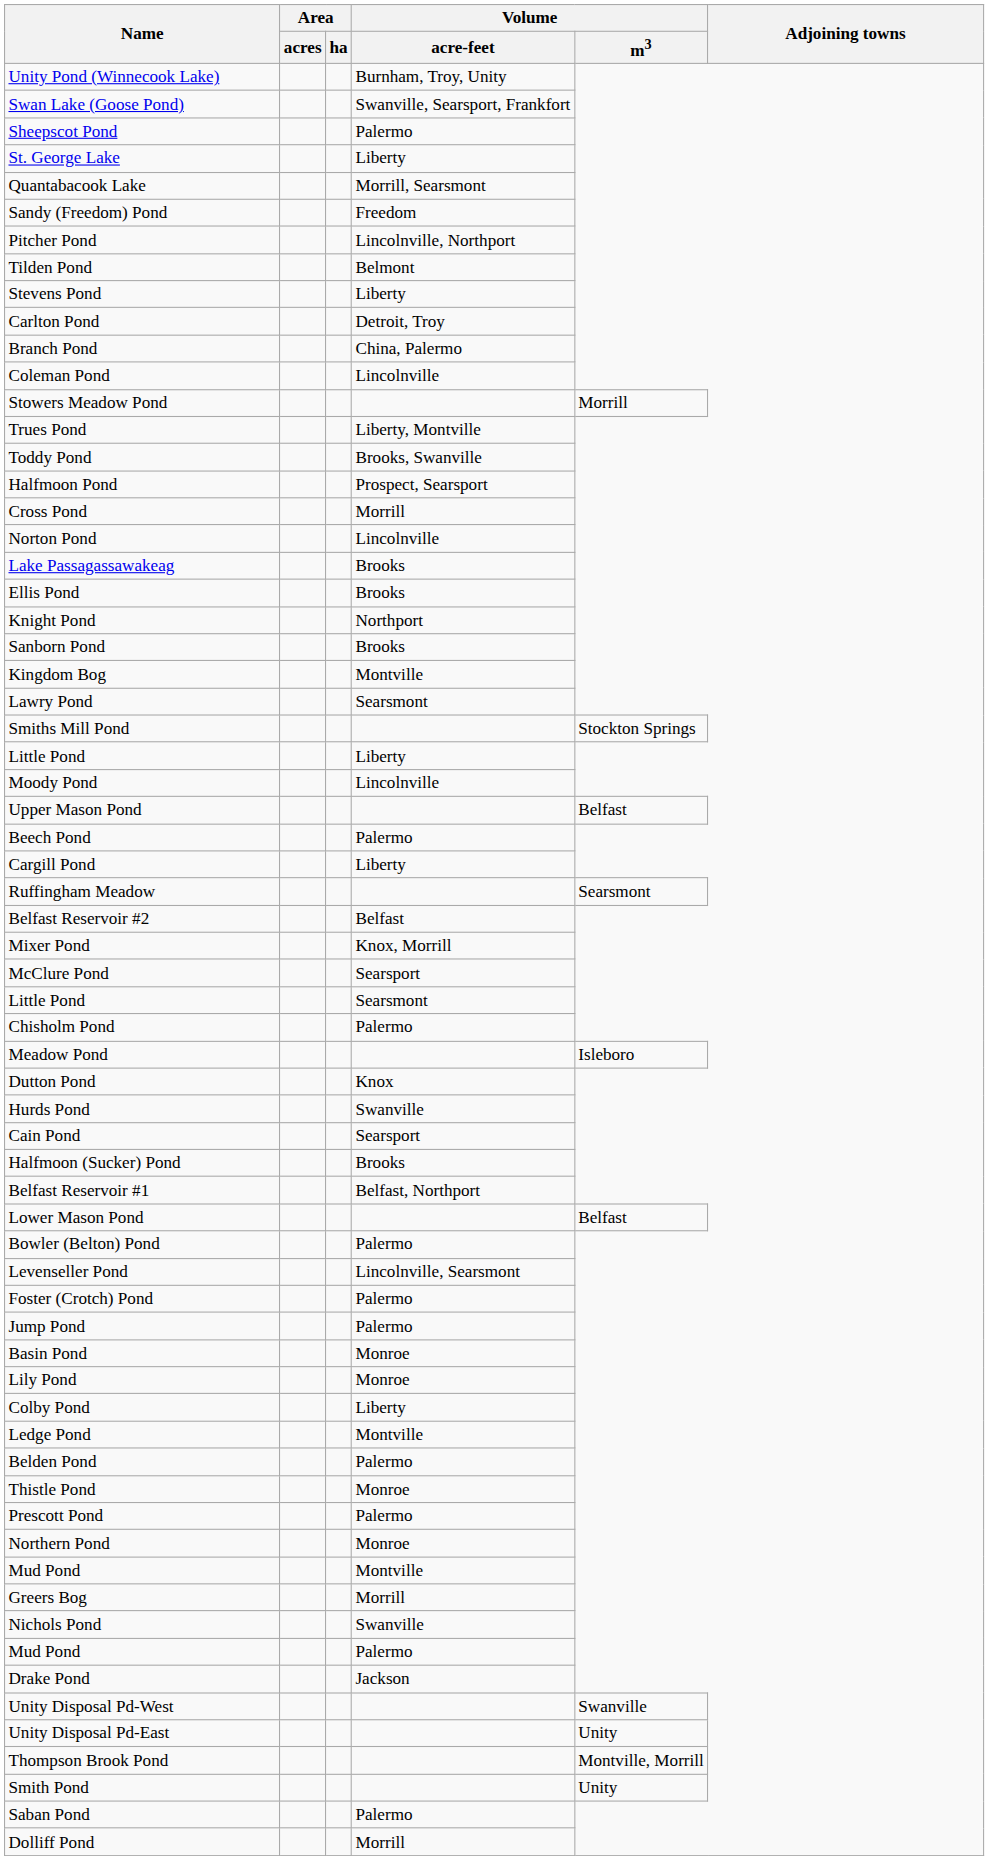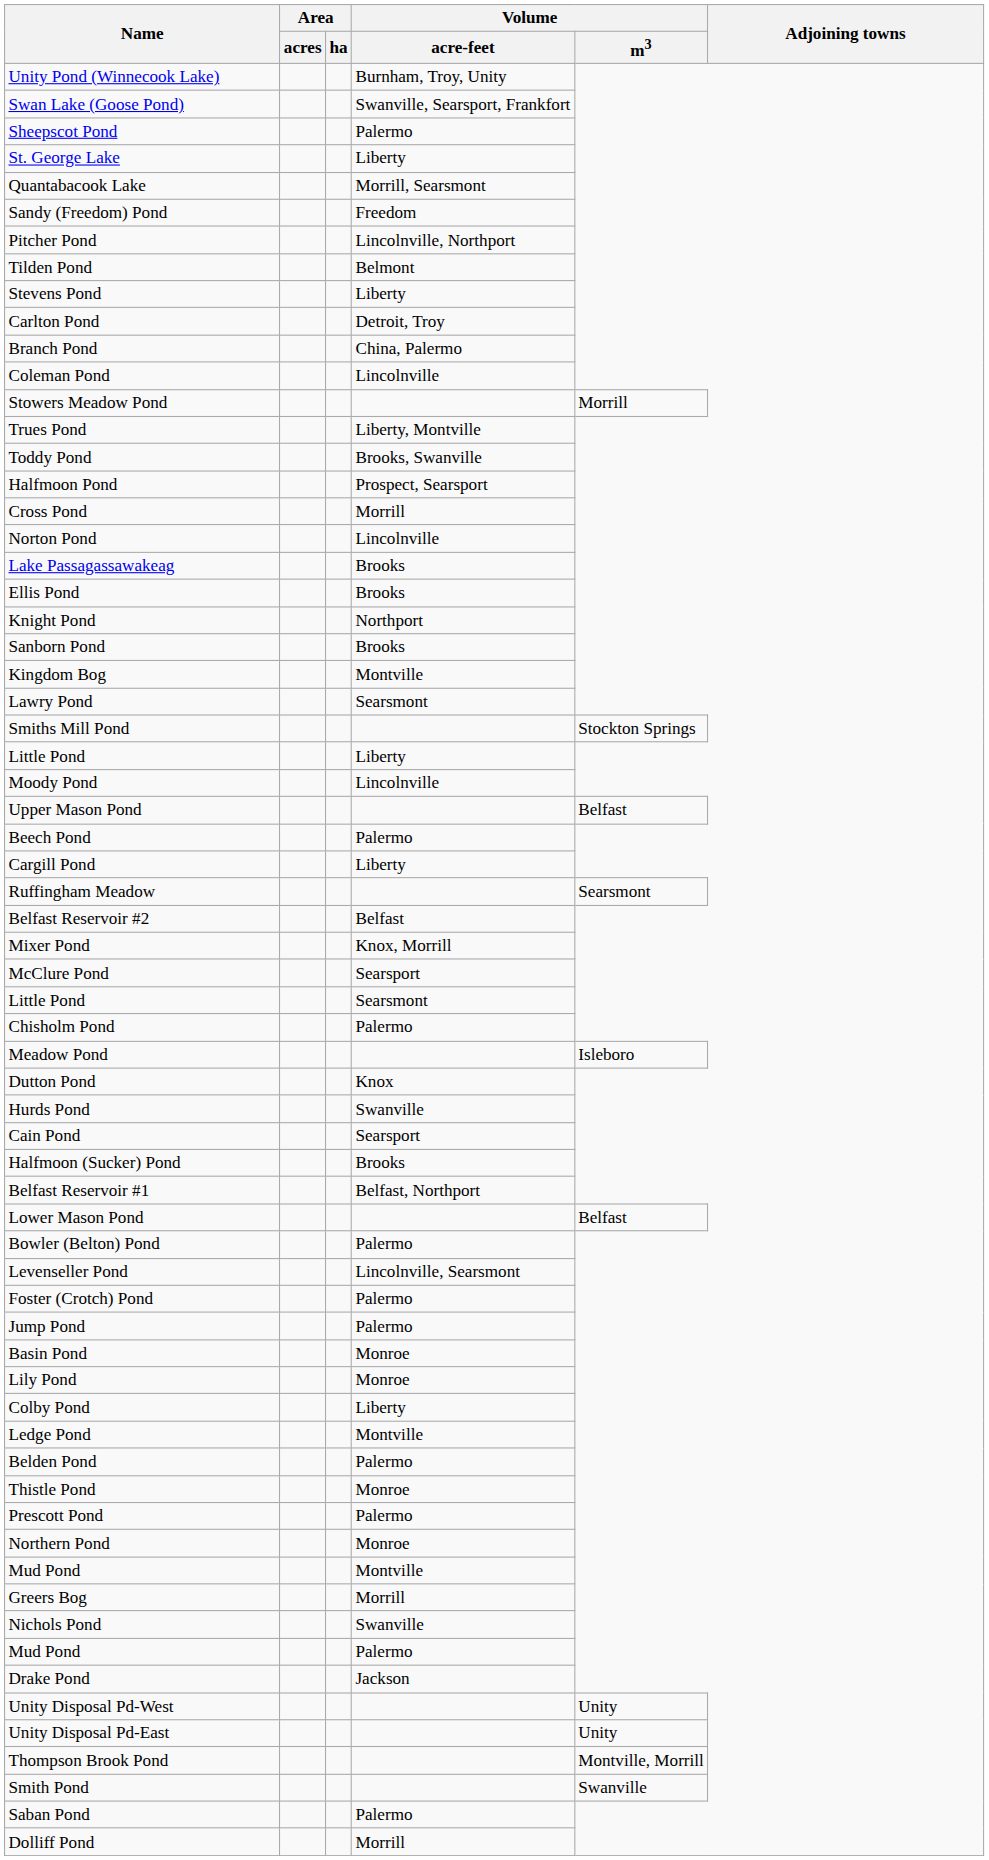(613, 1706) Swanville -> (598, 1706) Unity
(598, 1787) Unity -> (613, 1787) Swanville
